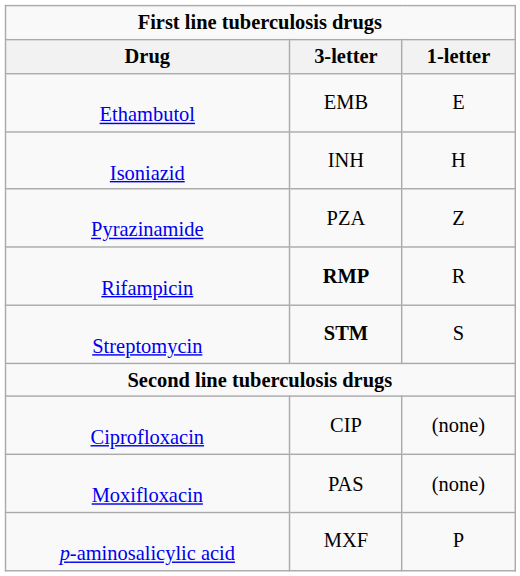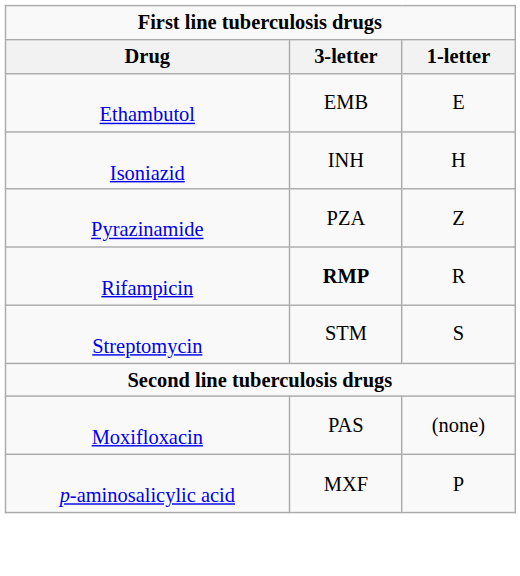(346, 333) bold -> (346, 333) normal
- row: (147, 437)
